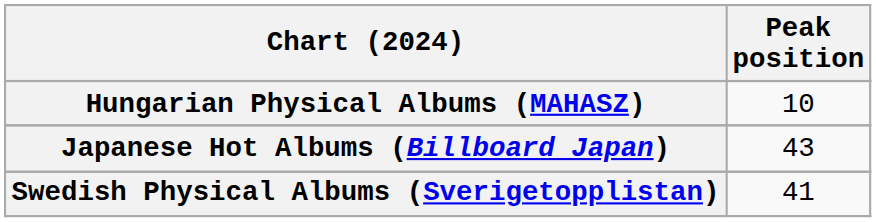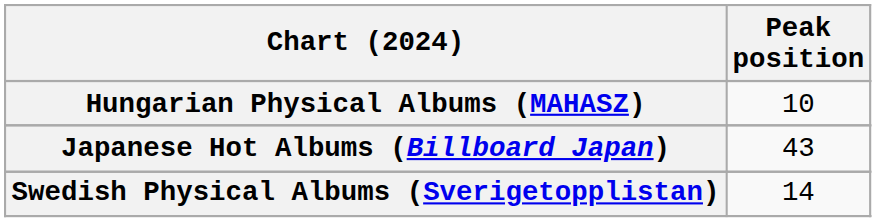(798, 193) 41 -> (798, 193) 14
